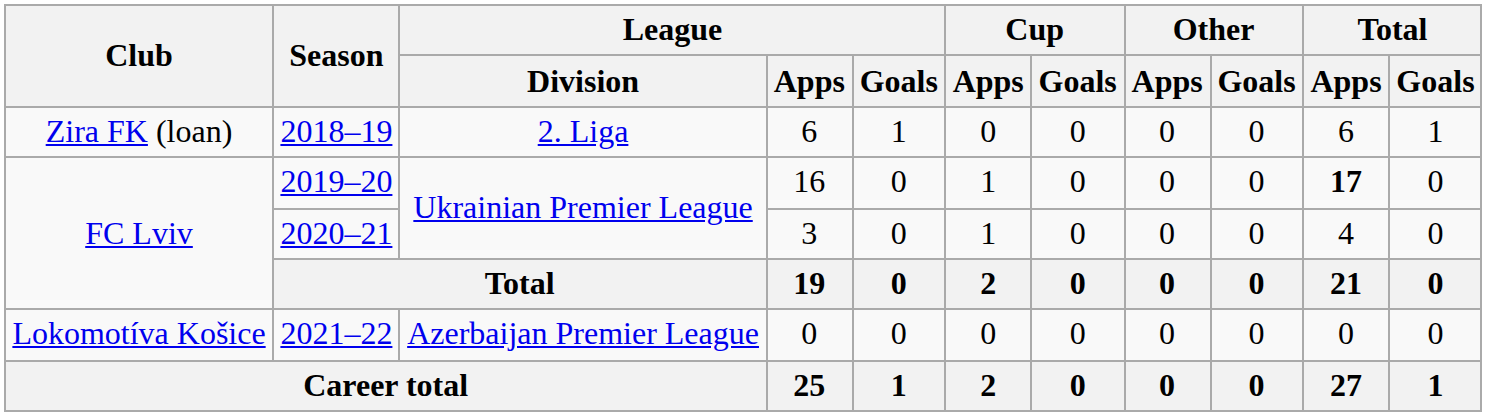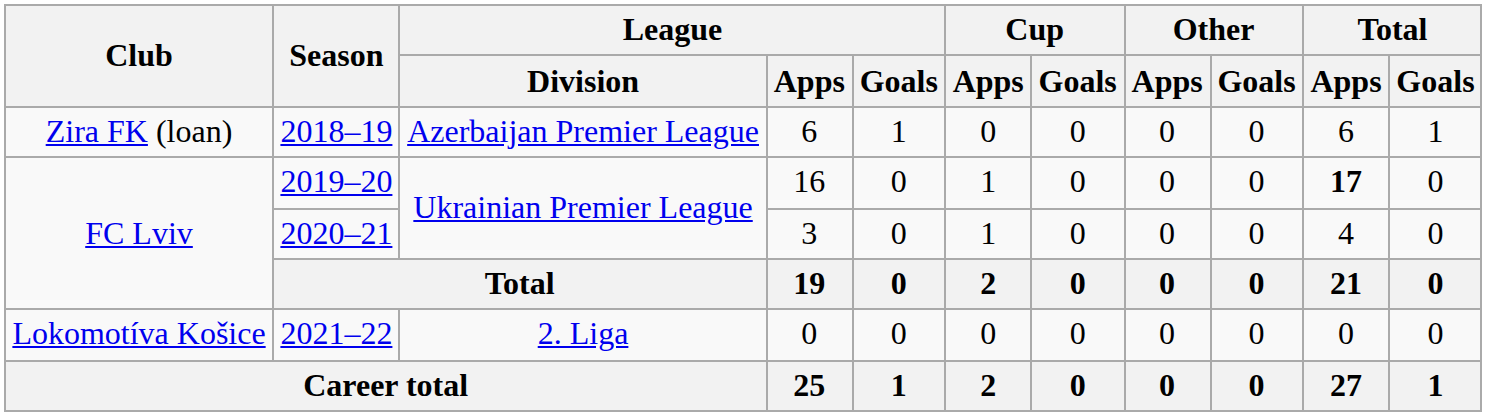(583, 131) 2. Liga -> (583, 131) Azerbaijan Premier League
(583, 334) Azerbaijan Premier League -> (583, 334) 2. Liga
